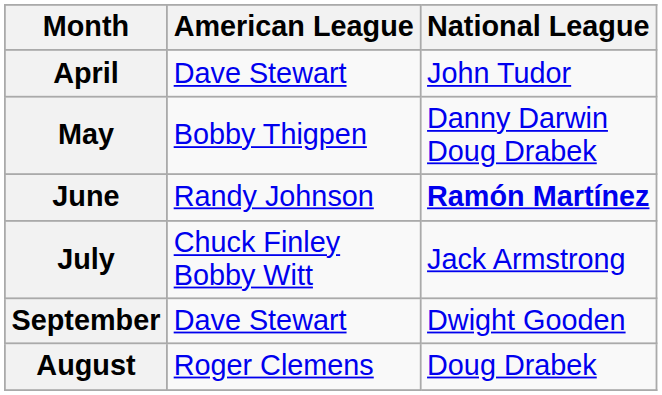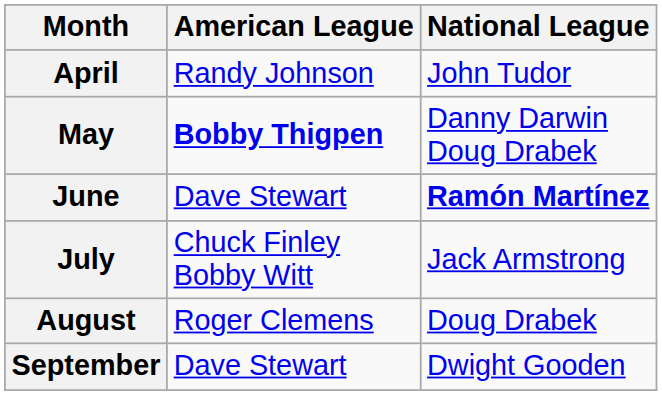(260, 73) Dave Stewart -> (274, 73) Randy Johnson
(270, 134) normal -> (278, 134) bold
(274, 196) Randy Johnson -> (260, 196) Dave Stewart
rows swapped: (86, 366) <-> (86, 320)
